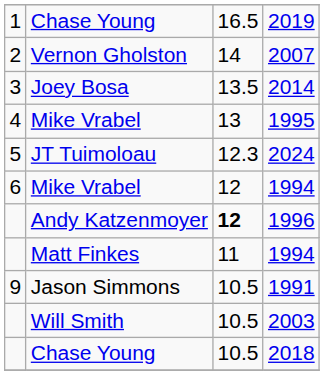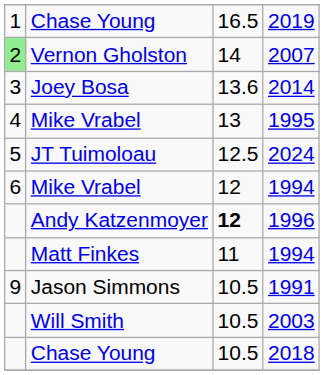(15, 54) no background -> (15, 54) lightgreen background
(238, 87) 13.5 -> (238, 87) 13.6
(238, 154) 12.3 -> (238, 154) 12.5
